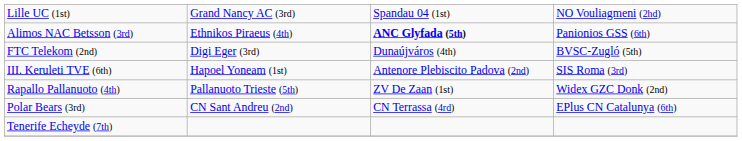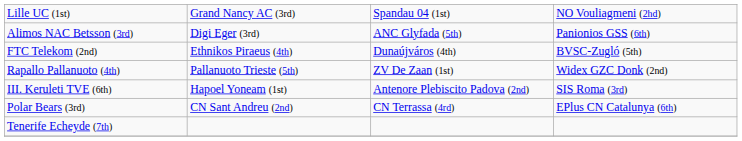(241, 32) Ethnikos Piraeus (4th) -> (225, 32) Digi Eger (3rd)
(420, 32) bold -> (417, 32) normal
(225, 51) Digi Eger (3rd) -> (241, 51) Ethnikos Piraeus (4th)
rows swapped: (59, 70) <-> (63, 88)
